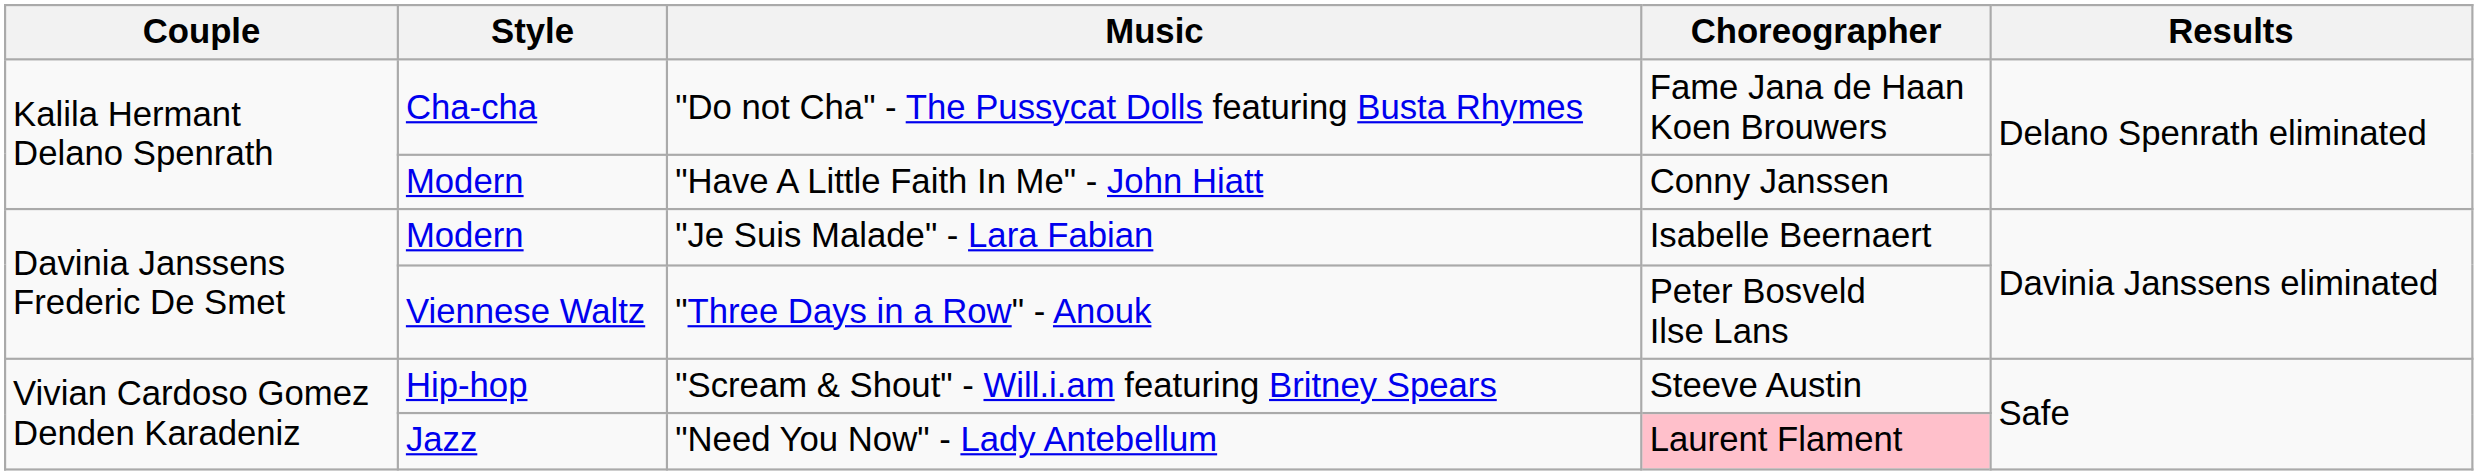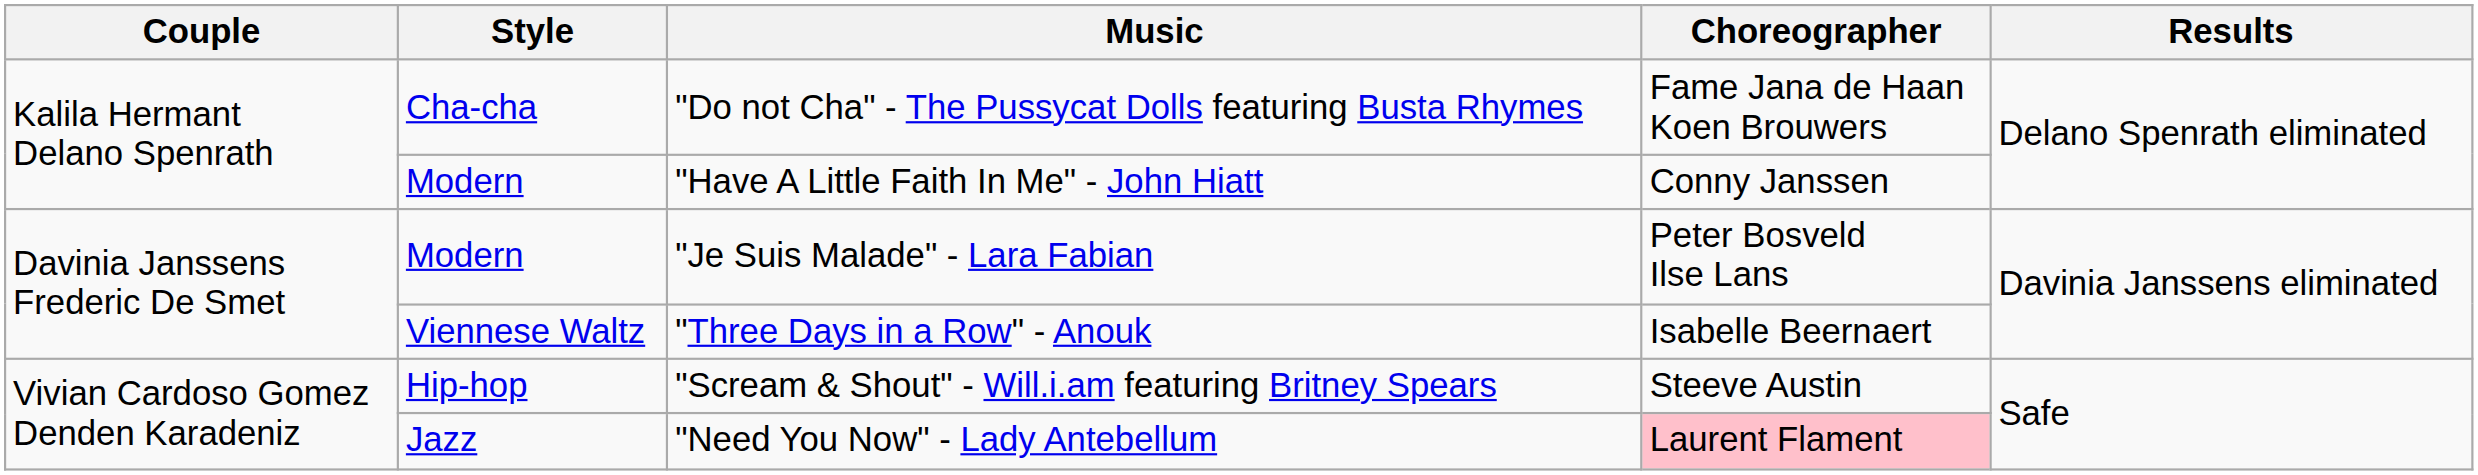(1791, 236) Isabelle Beernaert -> (1758, 255) Peter Bosveld Ilse Lans
(1758, 310) Peter Bosveld Ilse Lans -> (1791, 330) Isabelle Beernaert
